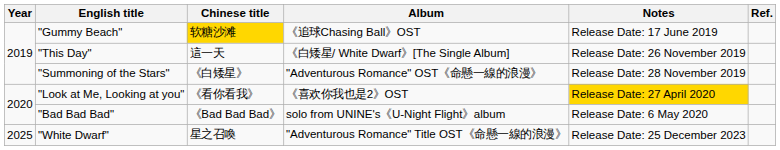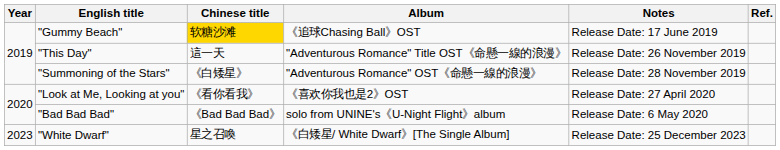(398, 53) 《白矮星/ White Dwarf》[The Single Album] -> (426, 53) "Adventurous Romance" Title OST《命懸一線的浪漫》
(643, 94) gold background -> (643, 94) no background
(20, 135) 2025 -> (20, 135) 2023
(426, 134) "Adventurous Romance" Title OST《命懸一線的浪漫》 -> (398, 134) 《白矮星/ White Dwarf》[The Single Album]
